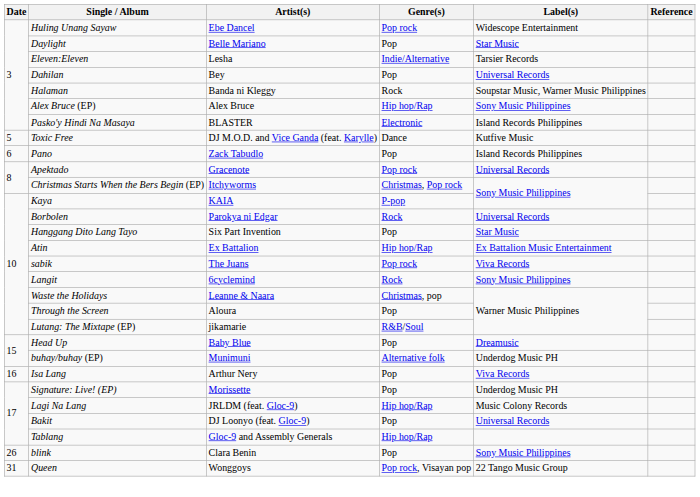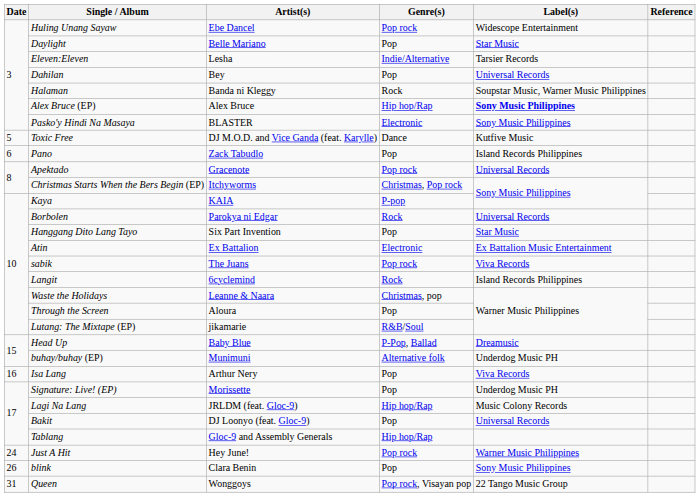(523, 106) normal -> (525, 106) bold
(529, 122) Island Records Philippines -> (523, 122) Sony Music Philippines
(407, 248) Hip hop/Rap -> (402, 248) Electronic
(523, 279) Sony Music Philippines -> (529, 279) Island Records Philippines
(389, 342) Pop -> (409, 342) P-Pop, Ballad
+ row: (51, 452)
